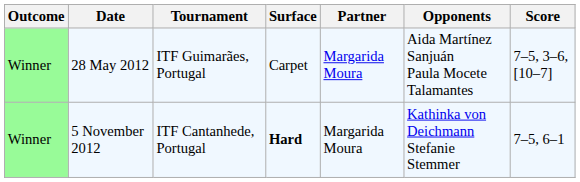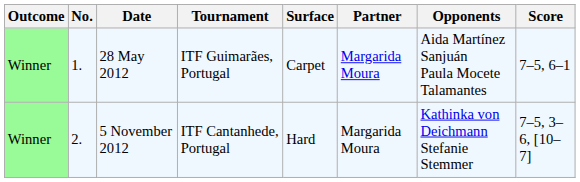+ column: (82, 15)
(541, 64) 7–5, 3–6, [10–7] -> (545, 64) 7–5, 6–1
(286, 139) bold -> (301, 139) normal
(539, 139) 7–5, 6–1 -> (541, 139) 7–5, 3–6, [10–7]
